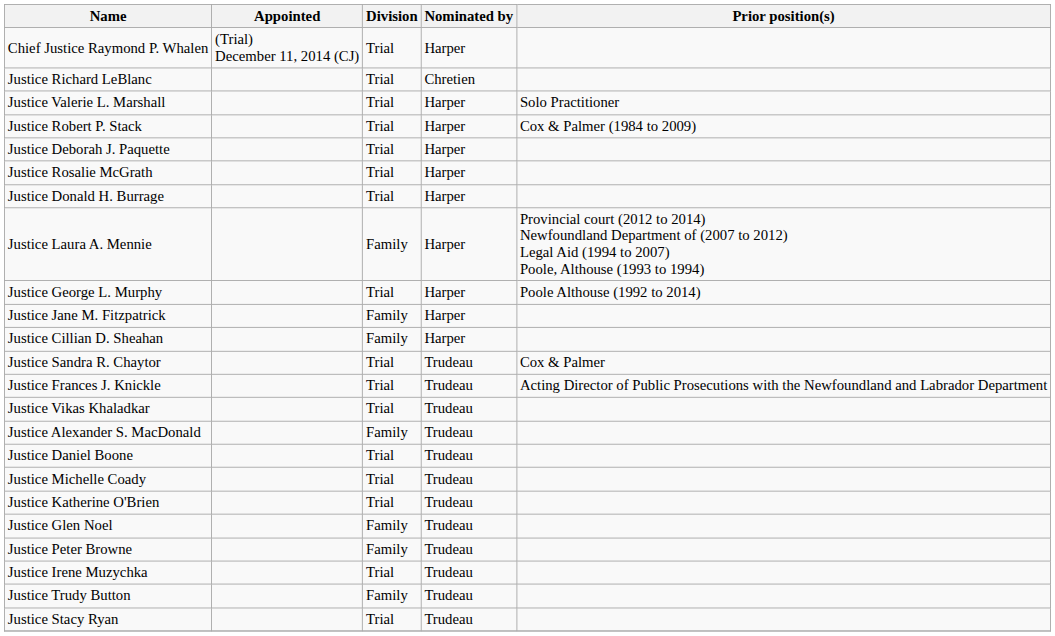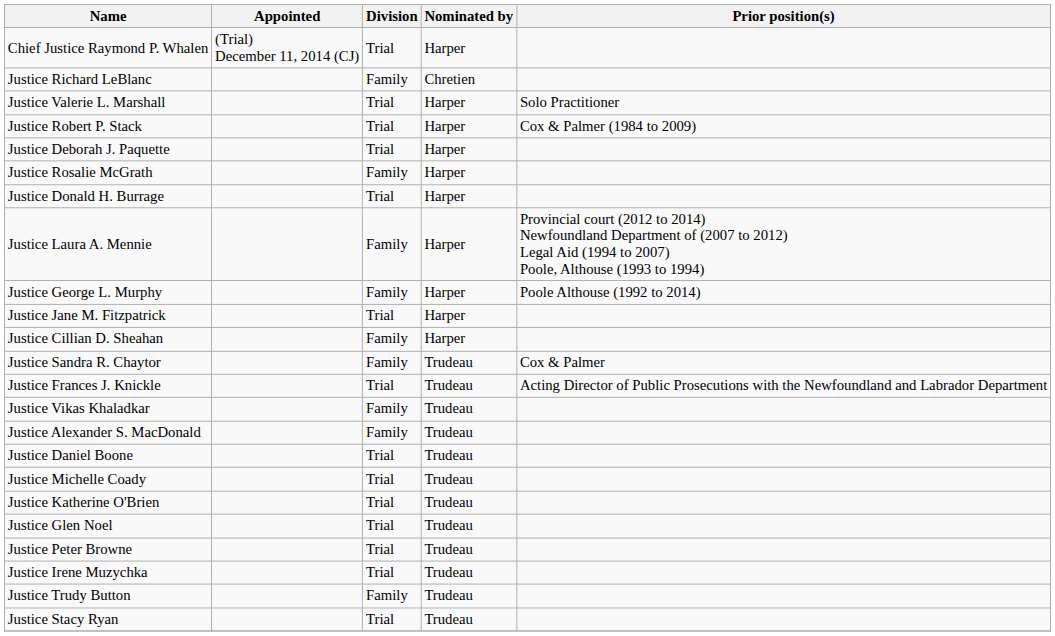(380, 79) Trial -> (387, 79) Family
(380, 172) Trial -> (387, 172) Family
(380, 292) Trial -> (387, 292) Family
(387, 315) Family -> (380, 315) Trial
(380, 362) Trial -> (387, 362) Family
(380, 409) Trial -> (387, 409) Family
(387, 525) Family -> (380, 525) Trial
(387, 549) Family -> (380, 549) Trial
